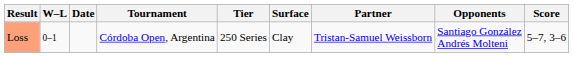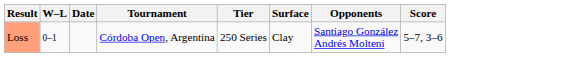- column: (373, 13)
